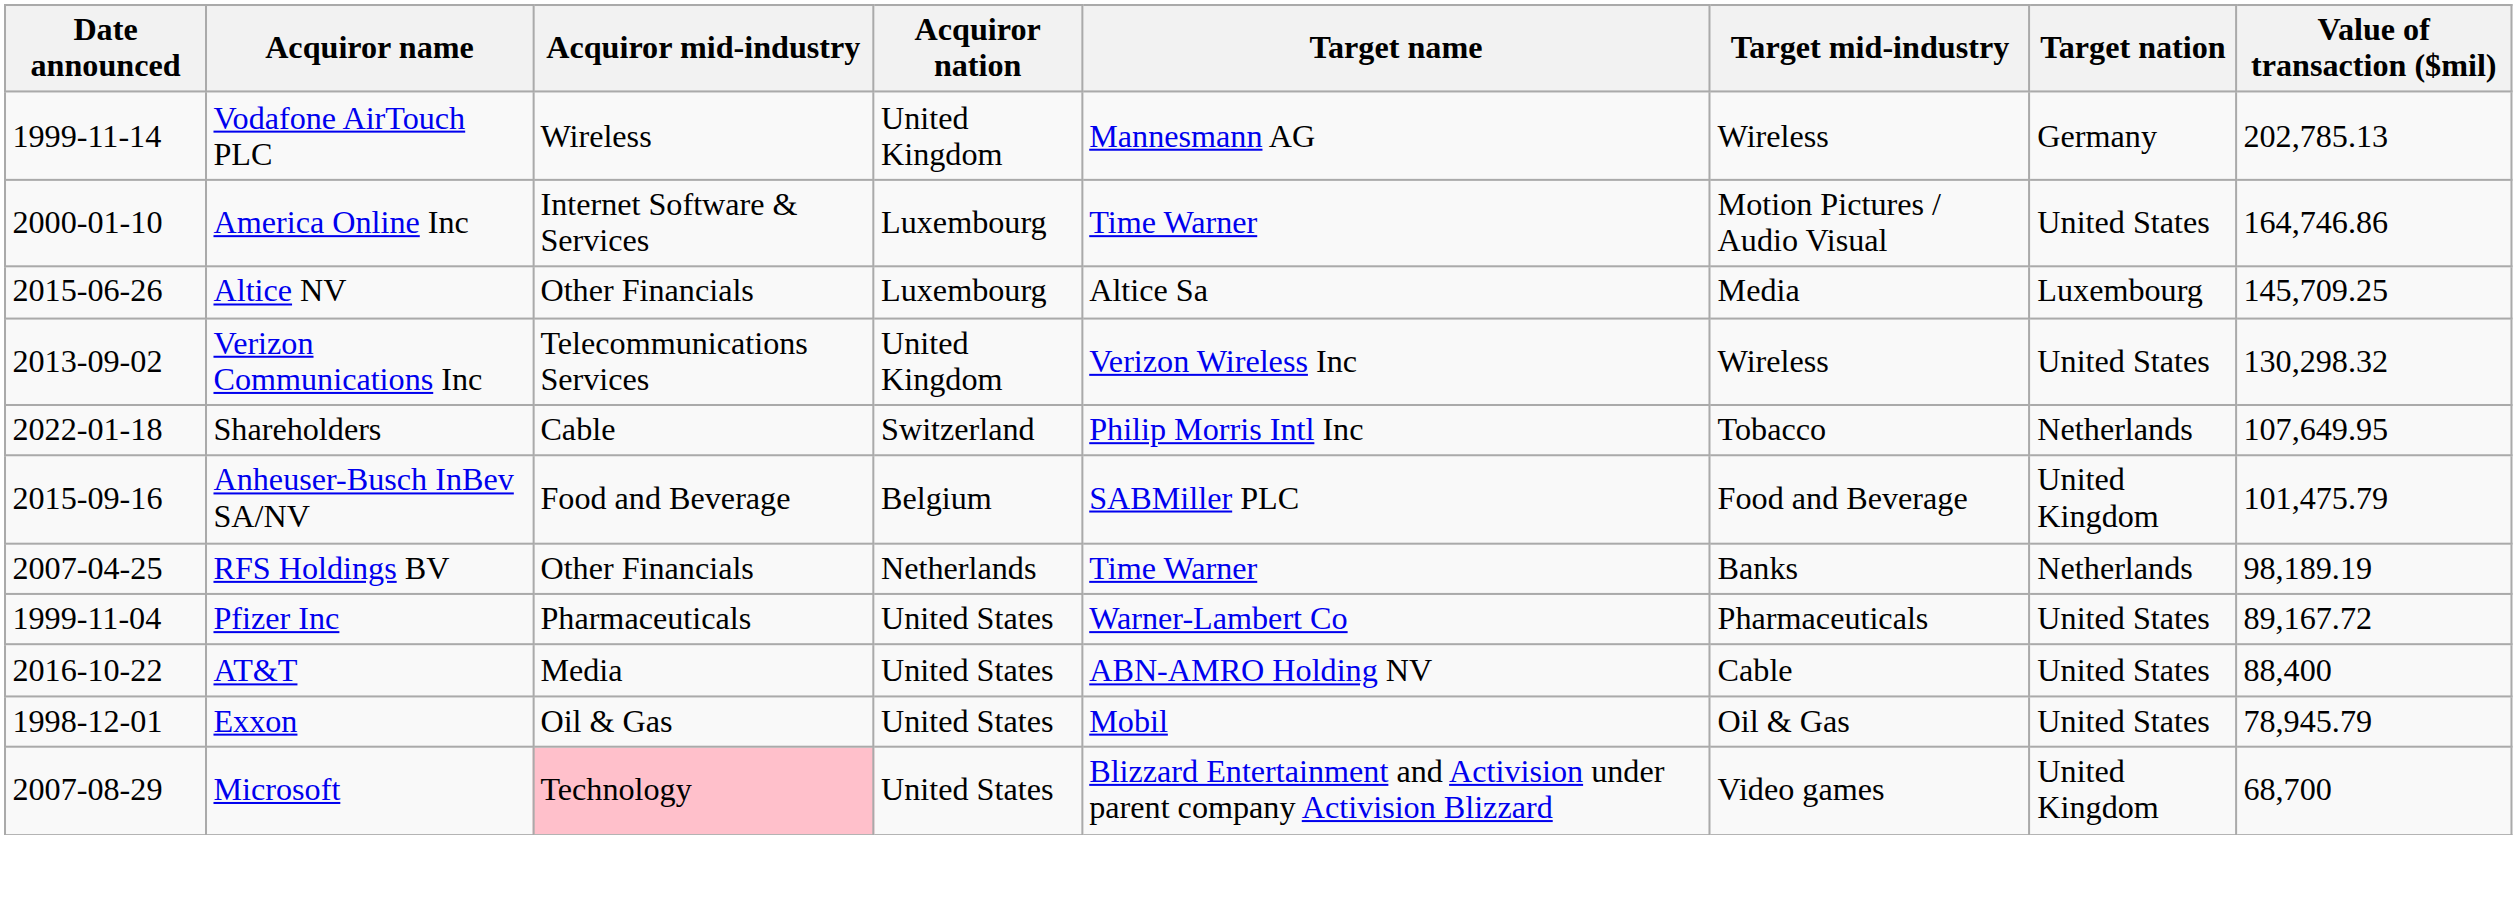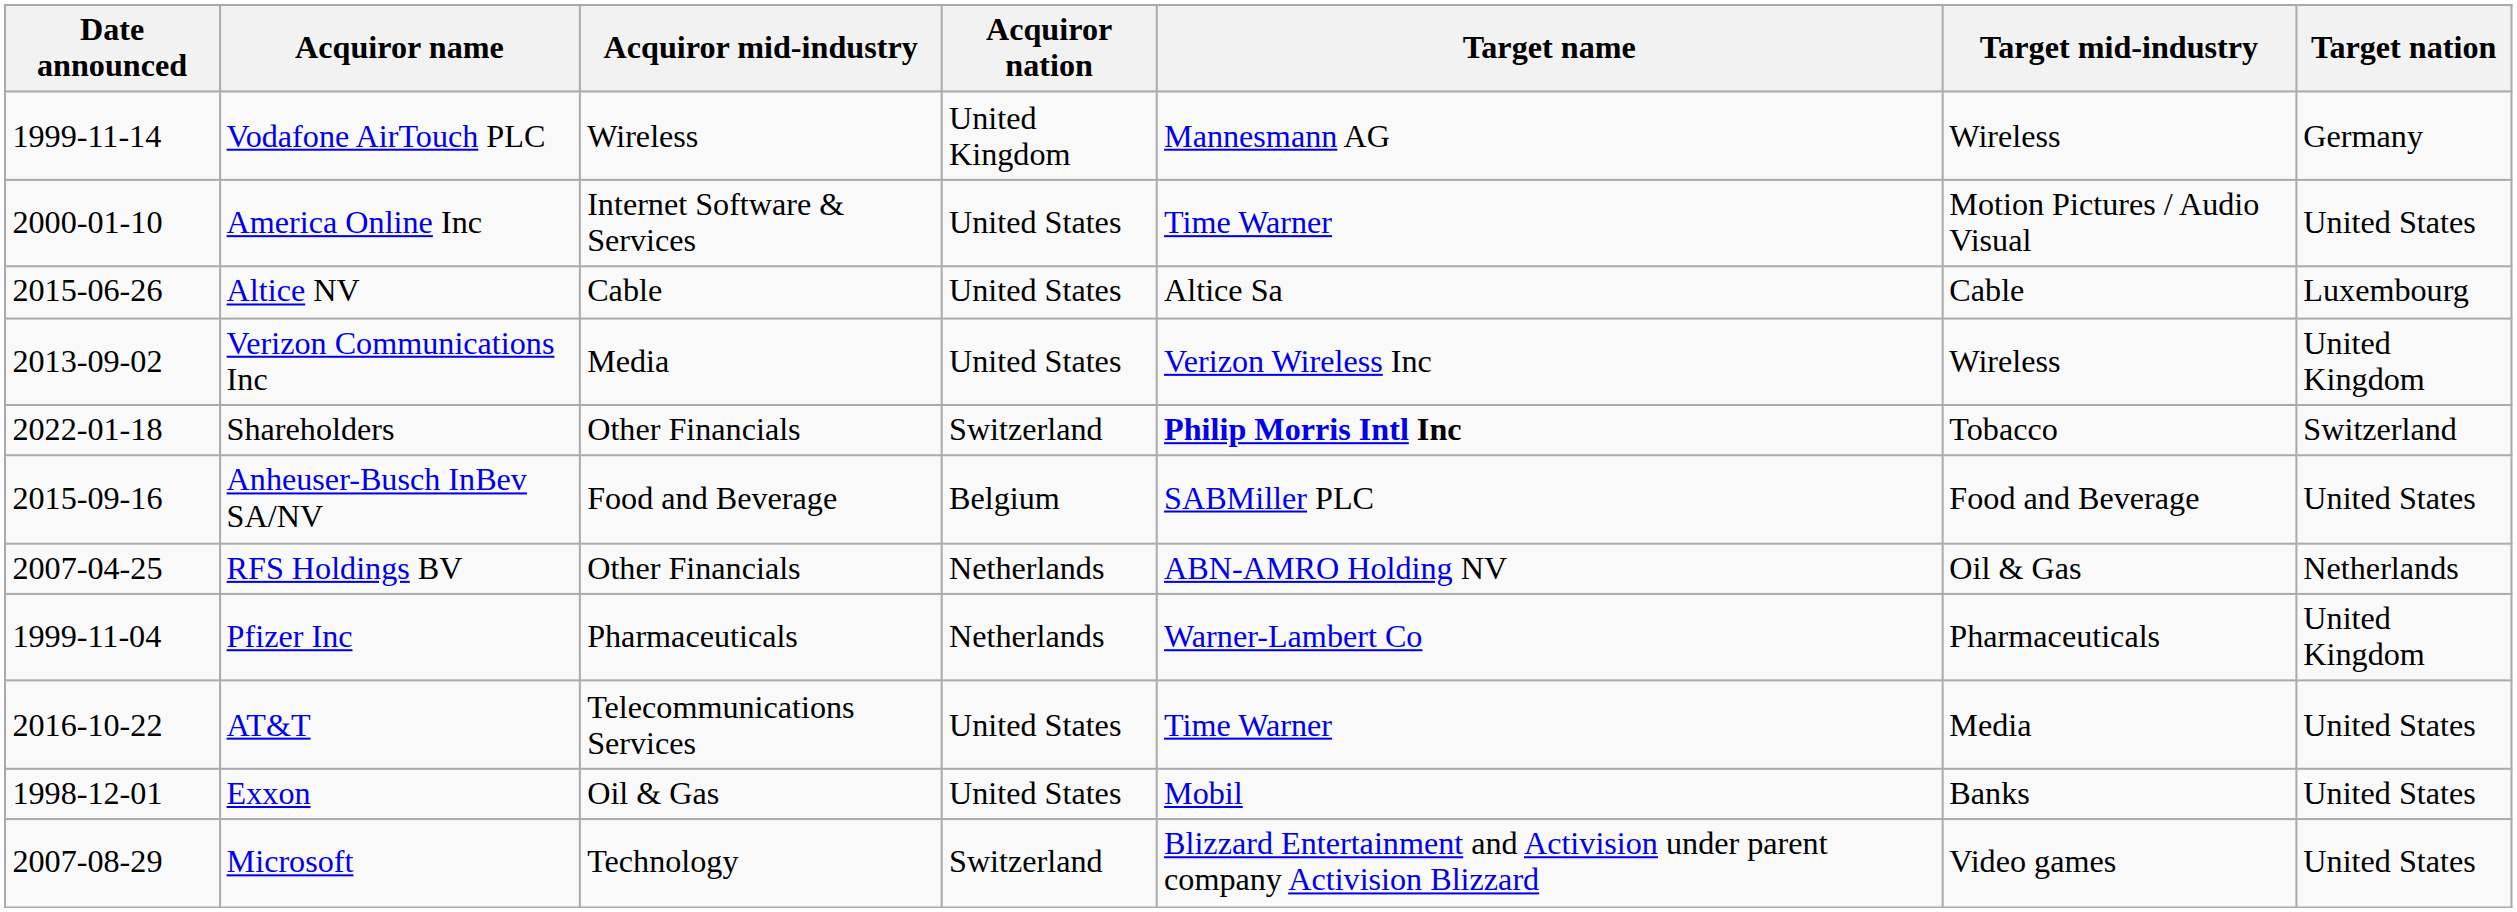- column: (2374, 48)
(964, 222) Luxembourg -> (1035, 222) United States
(647, 291) Other Financials -> (625, 291) Cable
(964, 291) Luxembourg -> (1035, 291) United States
(1759, 291) Media -> (1987, 291) Cable
(674, 360) Telecommunications Services -> (628, 360) Media
(942, 360) United Kingdom -> (1035, 360) United States
(2124, 360) United States -> (2364, 360) United Kingdom
(578, 429) Cable -> (694, 429) Other Financials
(1226, 429) normal -> (1313, 429) bold
(2115, 429) Netherlands -> (2380, 429) Switzerland
(2098, 498) United Kingdom -> (2390, 498) United States
(1173, 567) Time Warner -> (1336, 567) ABN-AMRO Holding NV
(1758, 567) Banks -> (2015, 567) Oil & Gas
(967, 618) United States -> (1027, 637) Netherlands
(2124, 618) United States -> (2364, 637) United Kingdom
(581, 669) Media -> (721, 724) Telecommunications Services
(1261, 669) ABN-AMRO Holding NV -> (1248, 724) Time Warner
(1755, 669) Cable -> (1990, 724) Media
(1784, 720) Oil & Gas -> (1990, 793) Banks
(616, 790) pink background -> (663, 862) no background
(967, 790) United States -> (1026, 862) Switzerland
(2098, 790) United Kingdom -> (2390, 862) United States
